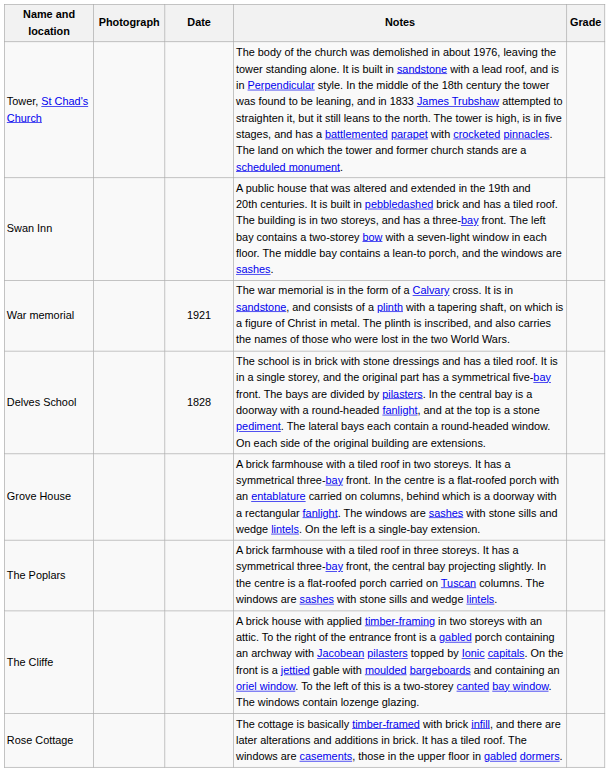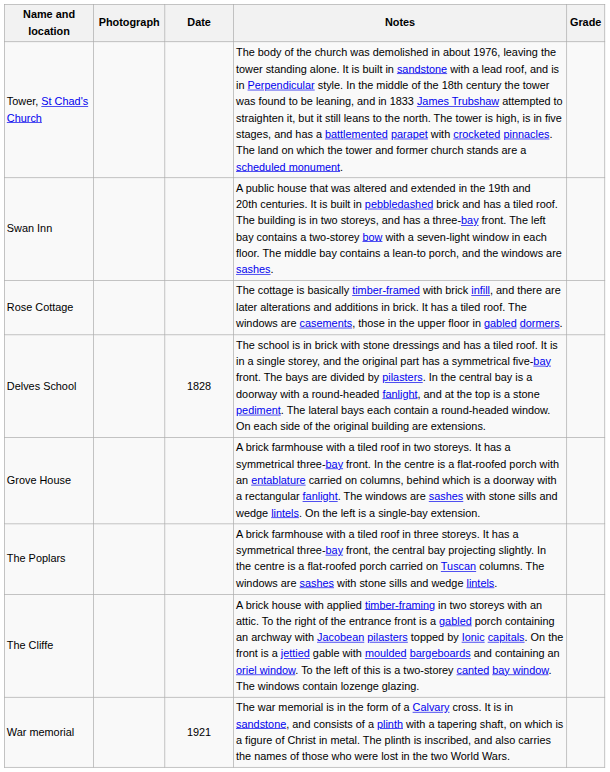rows swapped: (40, 740) <-> (40, 315)
